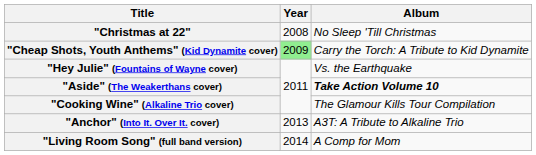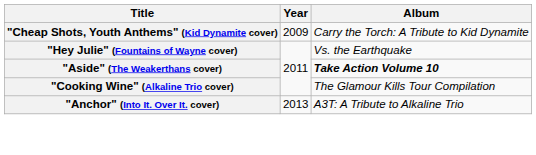- row: (142, 31)
(296, 50) lightgreen background -> (296, 31) no background
- row: (142, 141)
